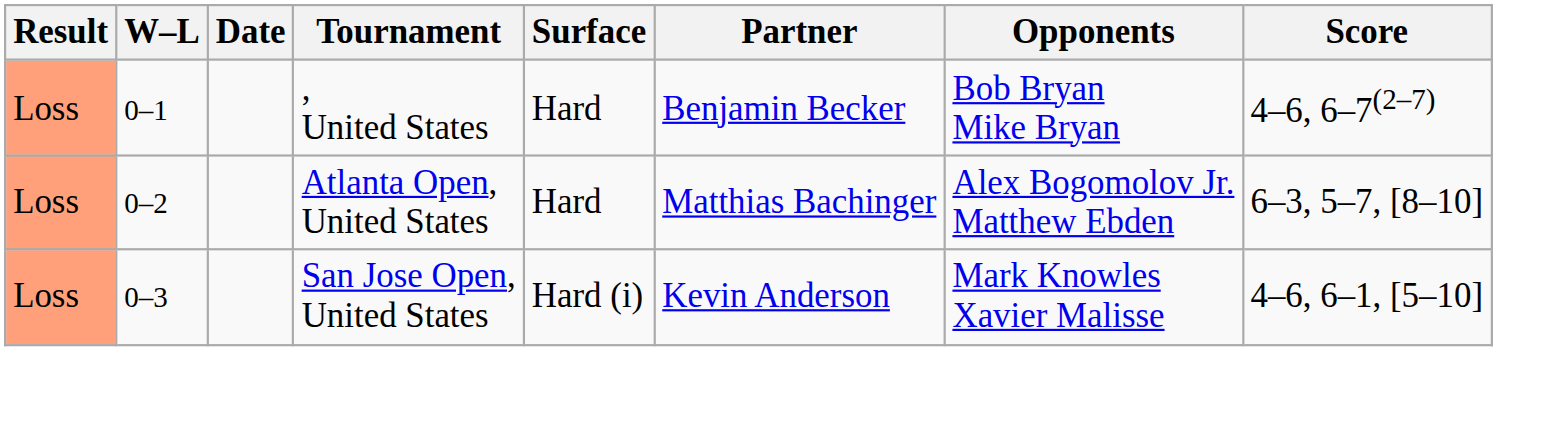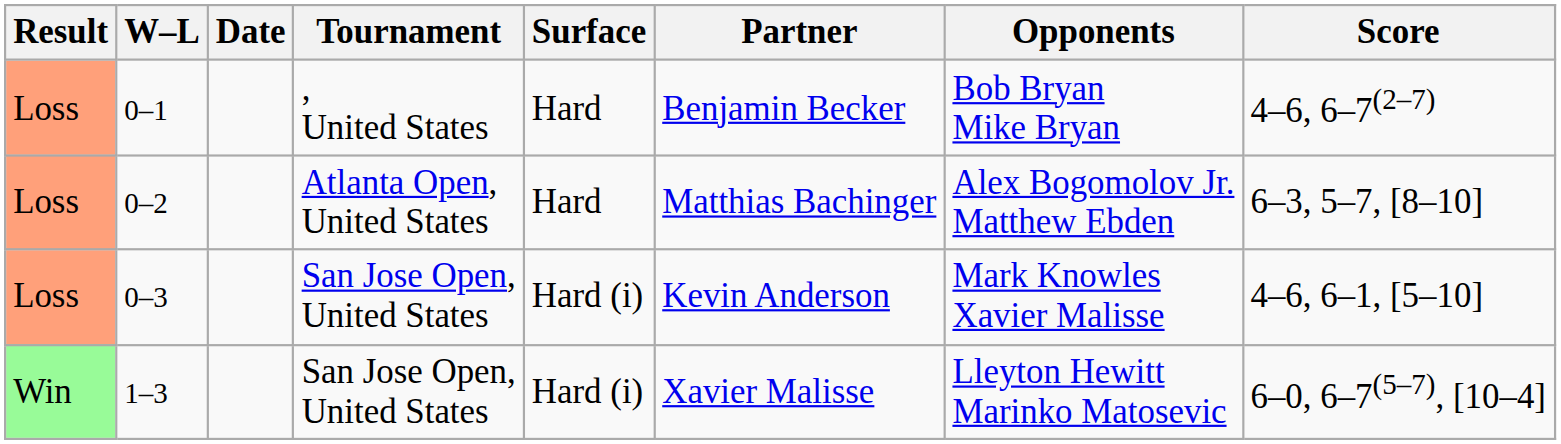+ row: (146, 392)
